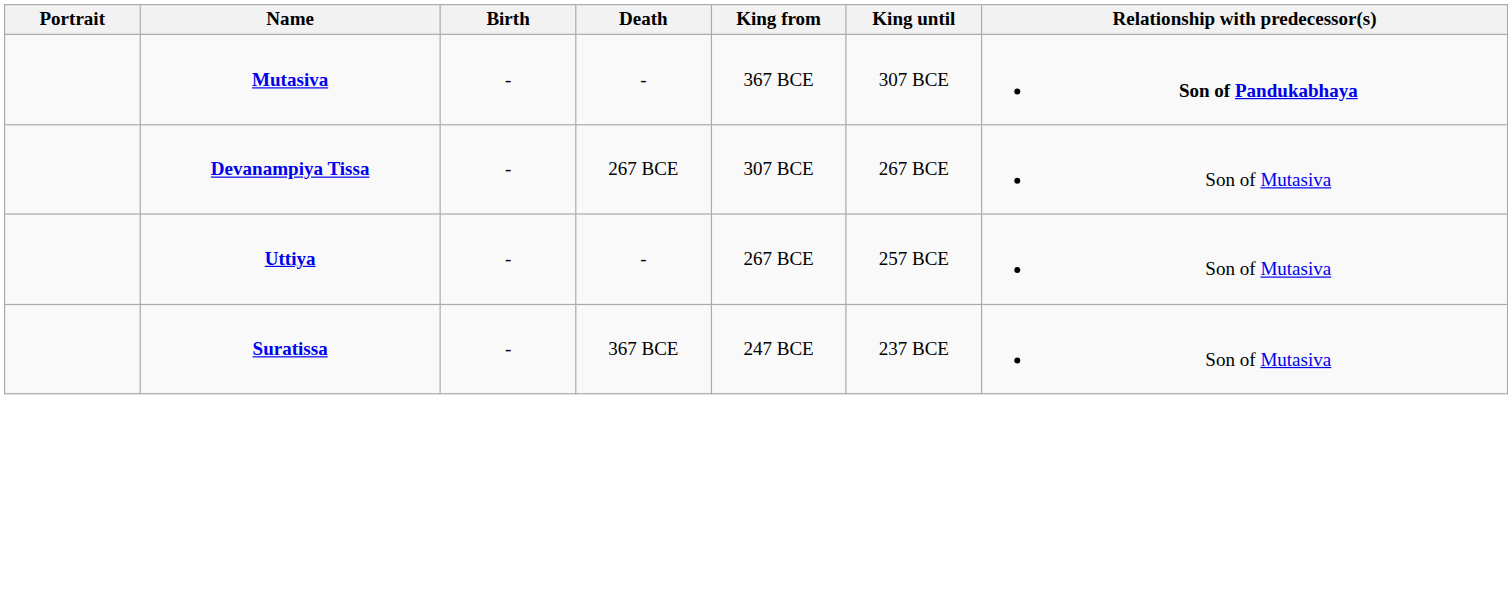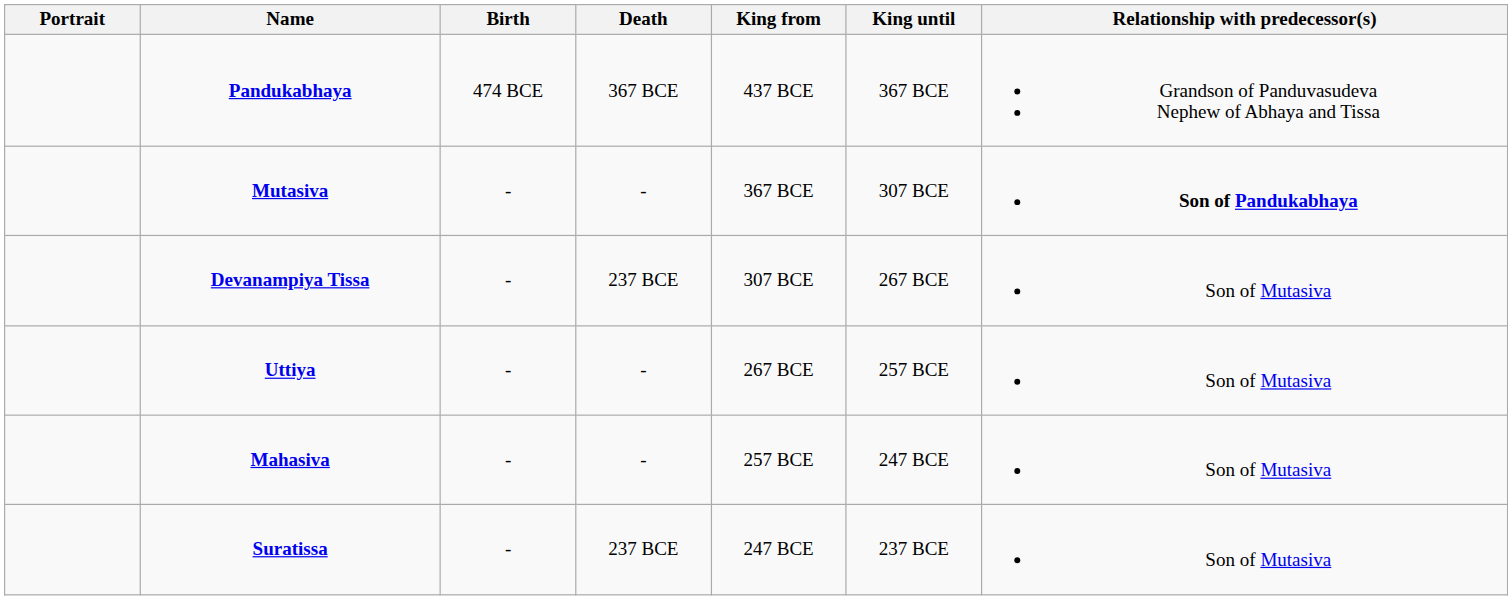+ row: (290, 90)
(643, 169) 267 BCE -> (643, 280) 237 BCE
+ row: (290, 459)
(643, 348) 367 BCE -> (643, 549) 237 BCE
